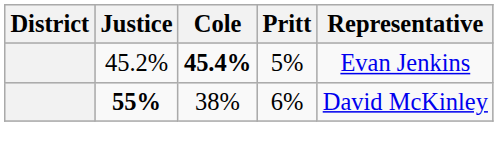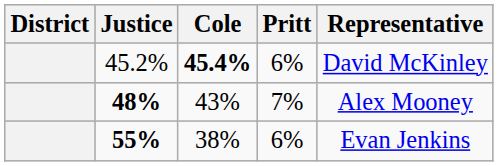(287, 62) 5% -> (287, 62) 6%
(405, 62) Evan Jenkins -> (405, 62) David McKinley
+ row: (137, 101)
(405, 101) David McKinley -> (405, 140) Evan Jenkins
